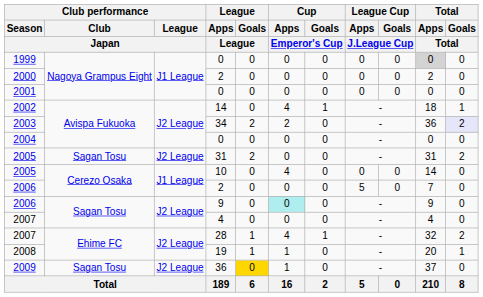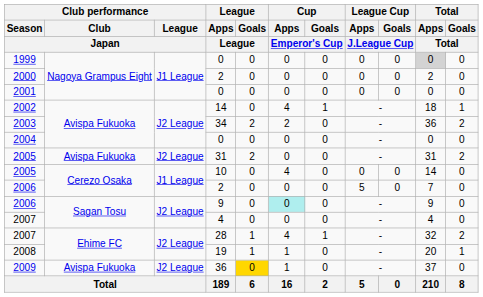(462, 124) lavender background -> (462, 124) no background
(100, 156) Sagan Tosu -> (100, 156) Avispa Fukuoka
(100, 268) Sagan Tosu -> (100, 268) Avispa Fukuoka
